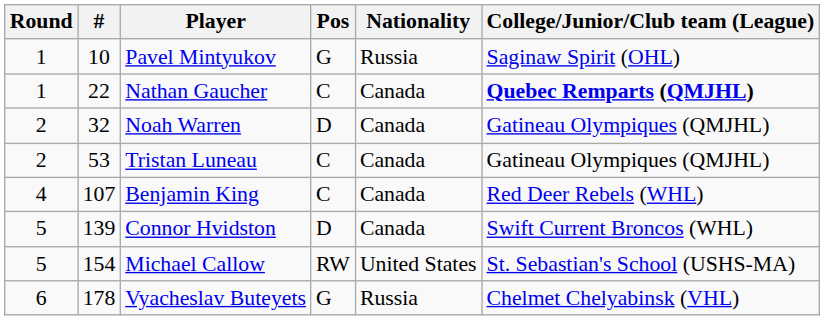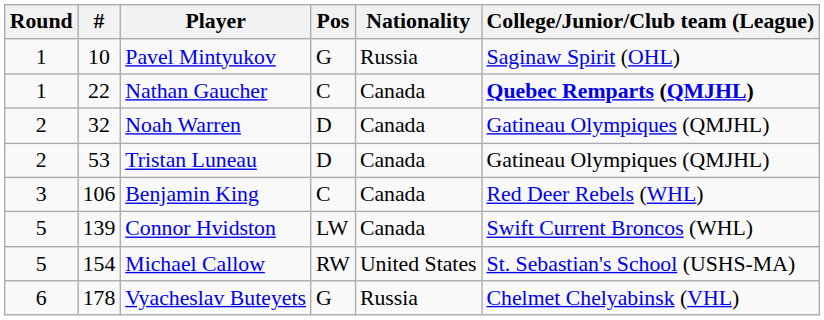(323, 159) C -> (324, 159) D
(41, 194) 4 -> (41, 194) 3
(99, 194) 107 -> (99, 194) 106
(324, 228) D -> (332, 228) LW
